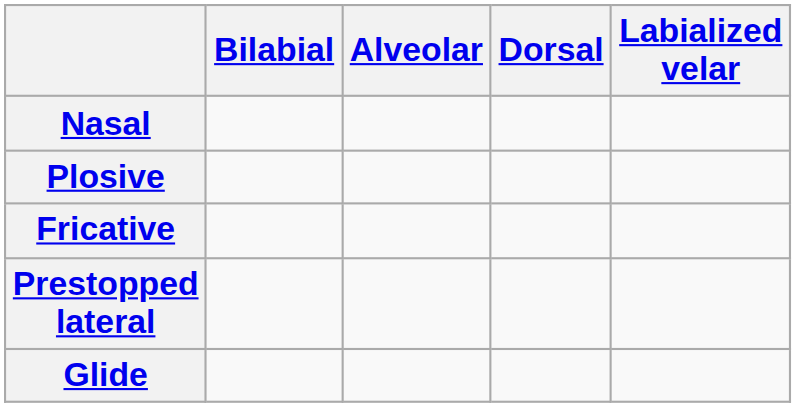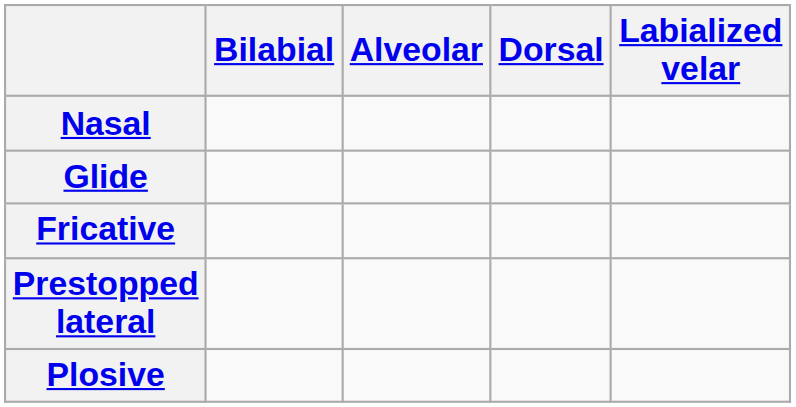rows swapped: (106, 176) <-> (106, 374)
